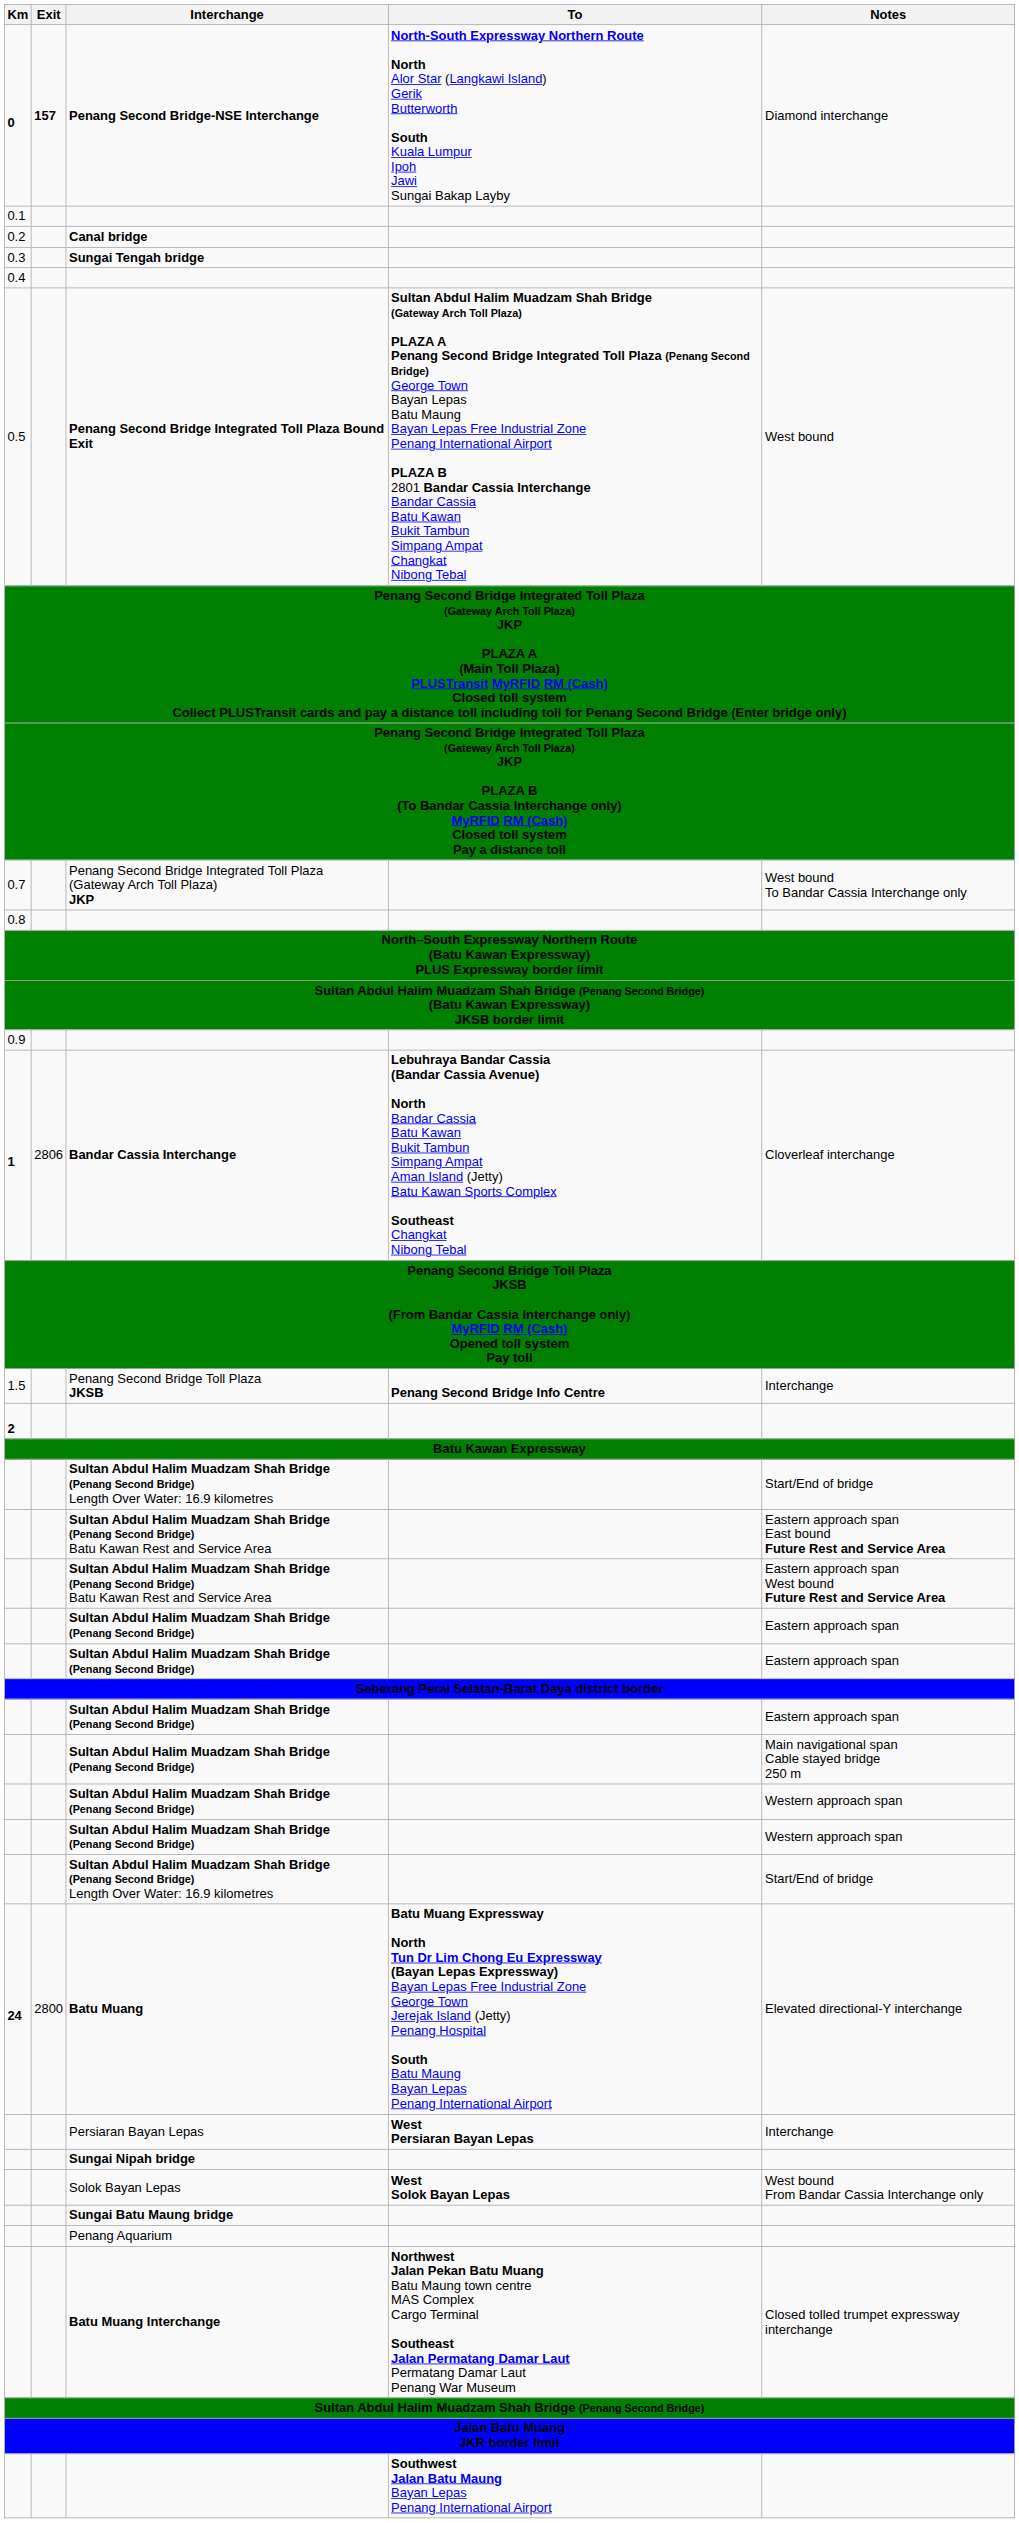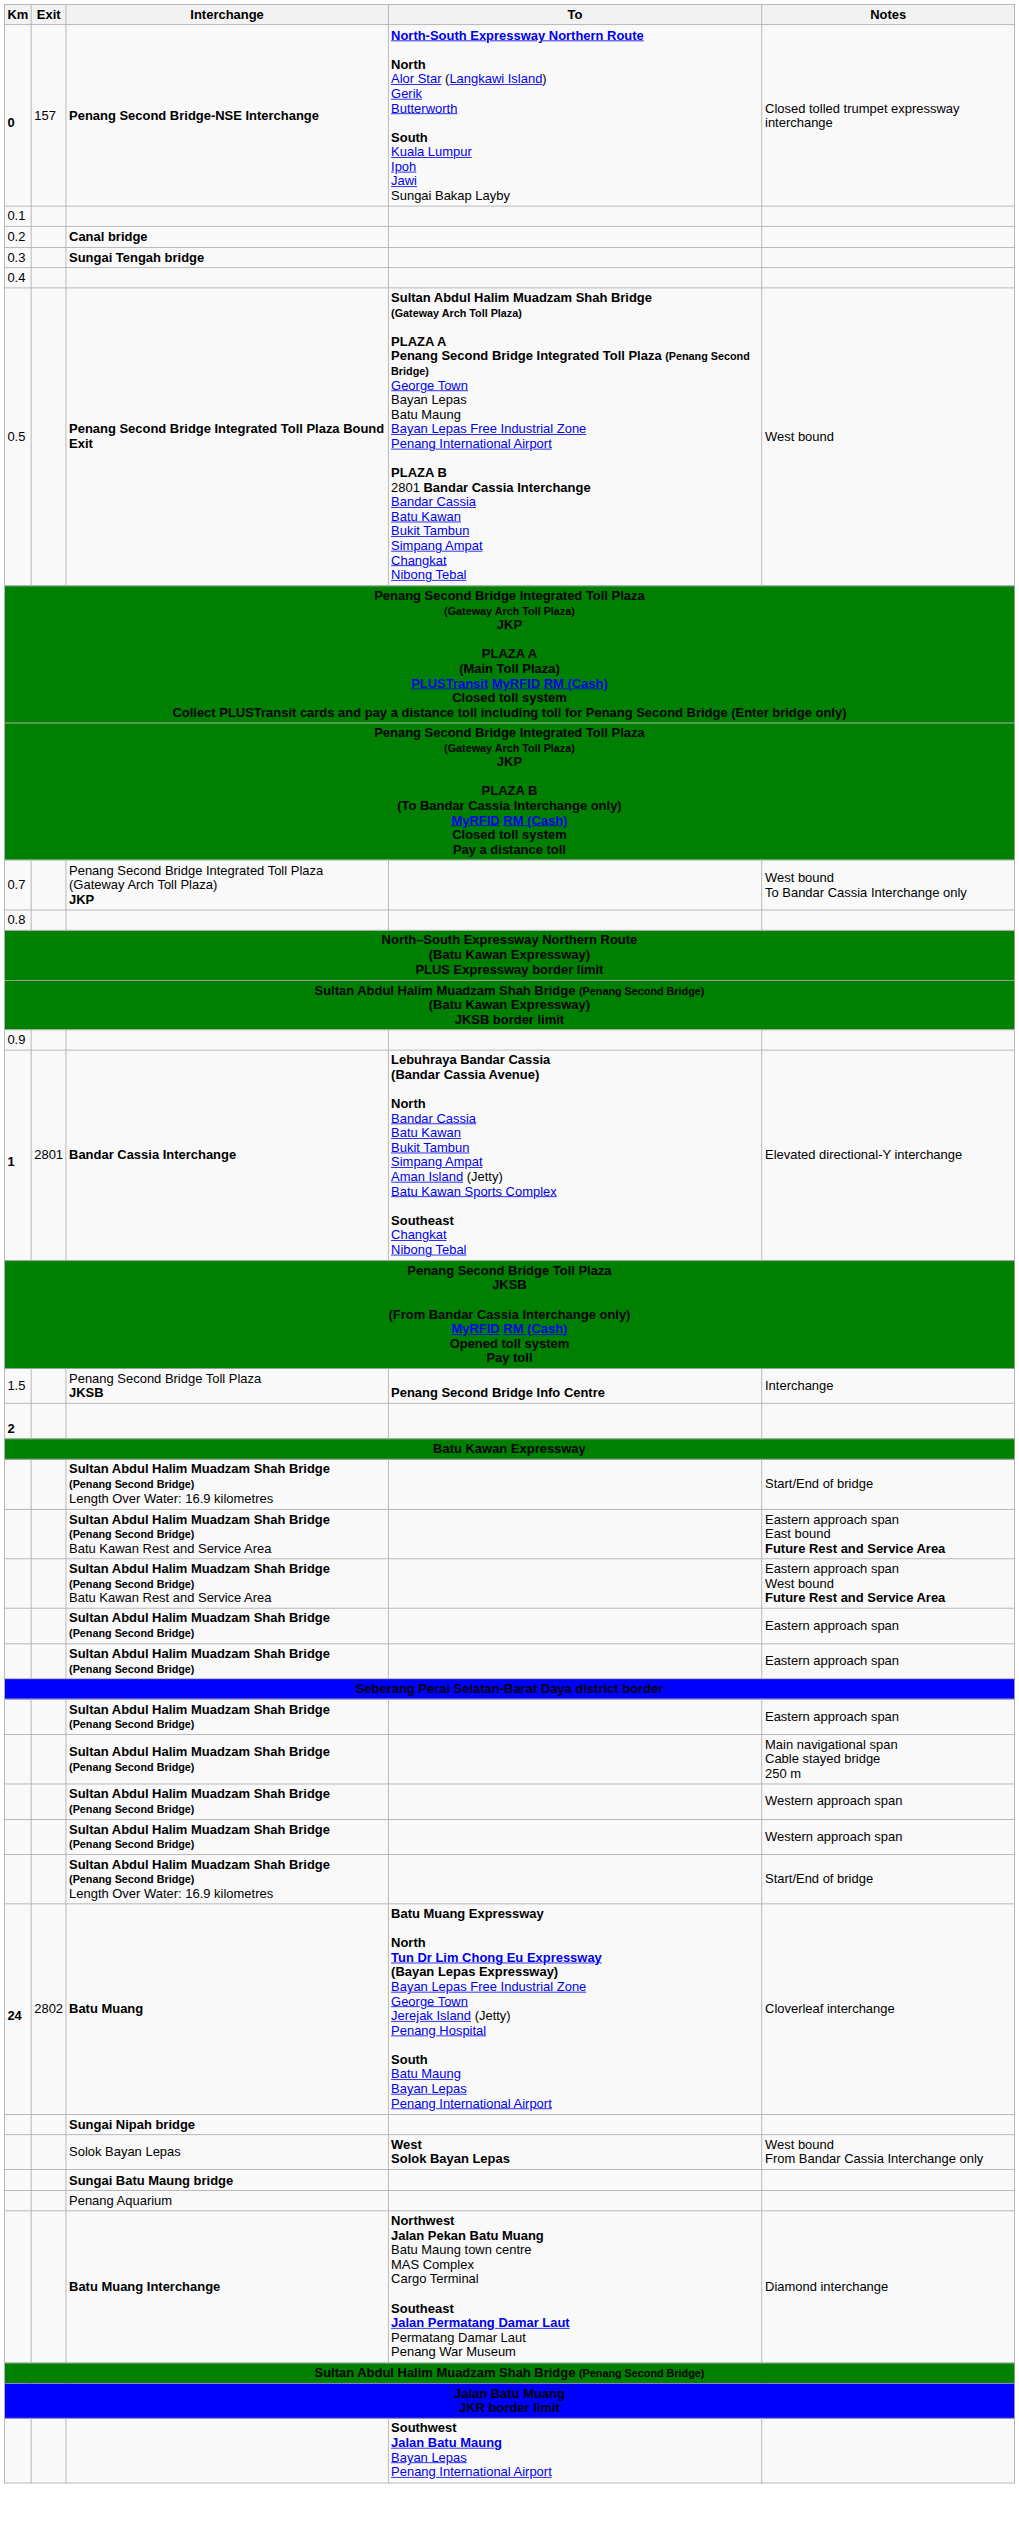(45, 115) bold -> (45, 115) normal
(827, 115) Diamond interchange -> (862, 115) Closed tolled trumpet expressway interchange
(49, 1155) 2806 -> (49, 1155) 2801
(830, 1155) Cloverleaf interchange -> (864, 1155) Elevated directional-Y interchange
(49, 2009) 2800 -> (49, 2009) 2802
(864, 2009) Elevated directional-Y interchange -> (830, 2009) Cloverleaf interchange
- row: (18, 2132)
(862, 2322) Closed tolled trumpet expressway interchange -> (827, 2286) Diamond interchange
